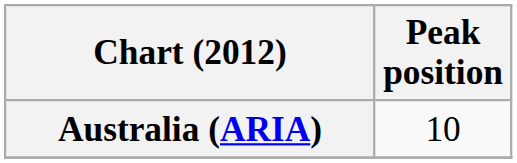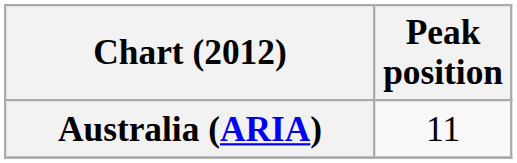(443, 128) 10 -> (443, 128) 11
